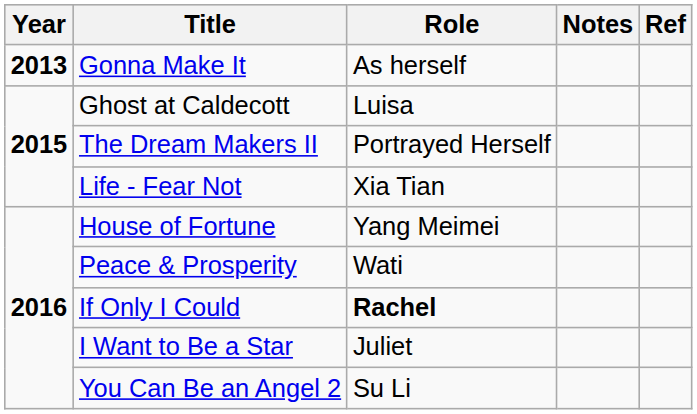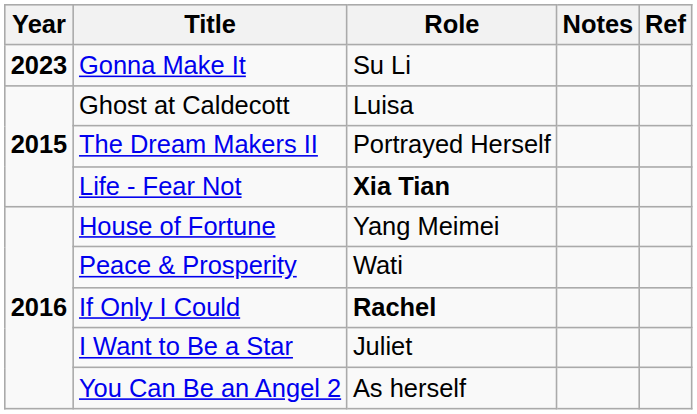(39, 65) 2013 -> (39, 65) 2023
(409, 65) As herself -> (382, 65) Su Li
(399, 186) normal -> (401, 186) bold
(382, 387) Su Li -> (409, 387) As herself
